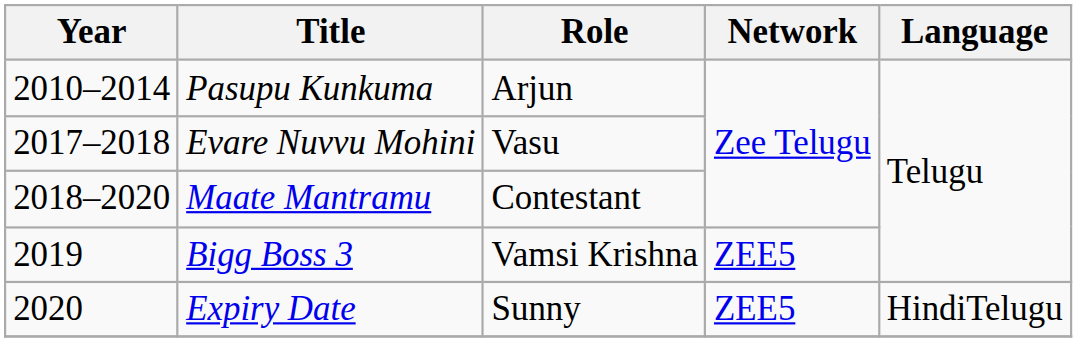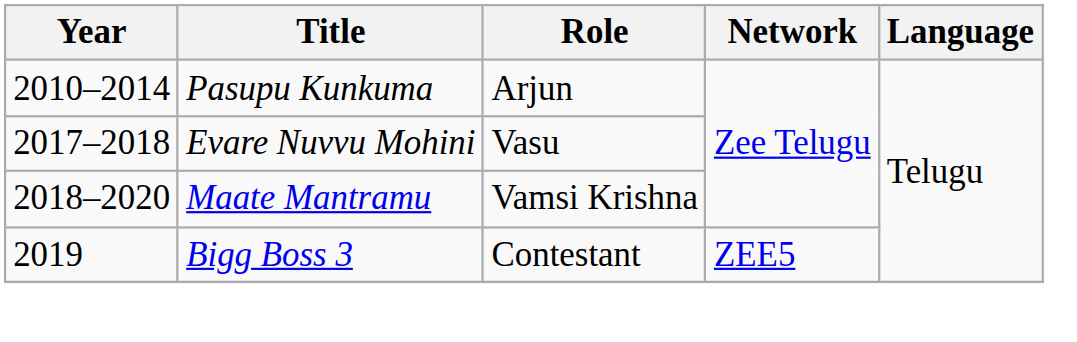(566, 198) Contestant -> (595, 198) Vamsi Krishna
(595, 253) Vamsi Krishna -> (566, 253) Contestant
- row: (271, 308)
